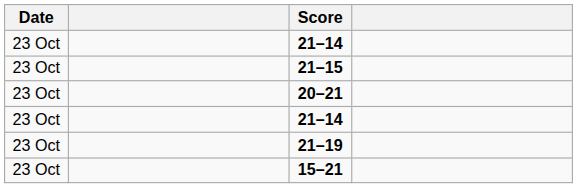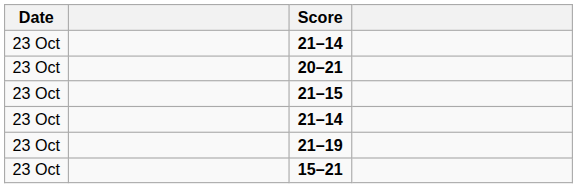rows swapped: (36, 69) <-> (36, 94)
